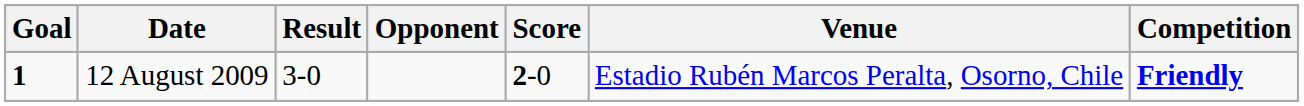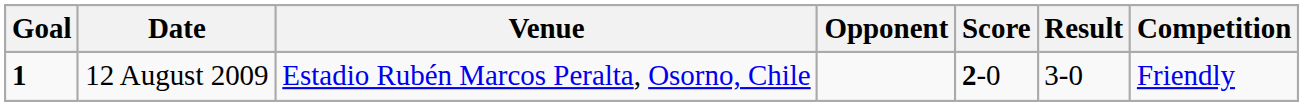columns swapped: (859, 27) <-> (322, 27)
(1190, 75) bold -> (1186, 75) normal
